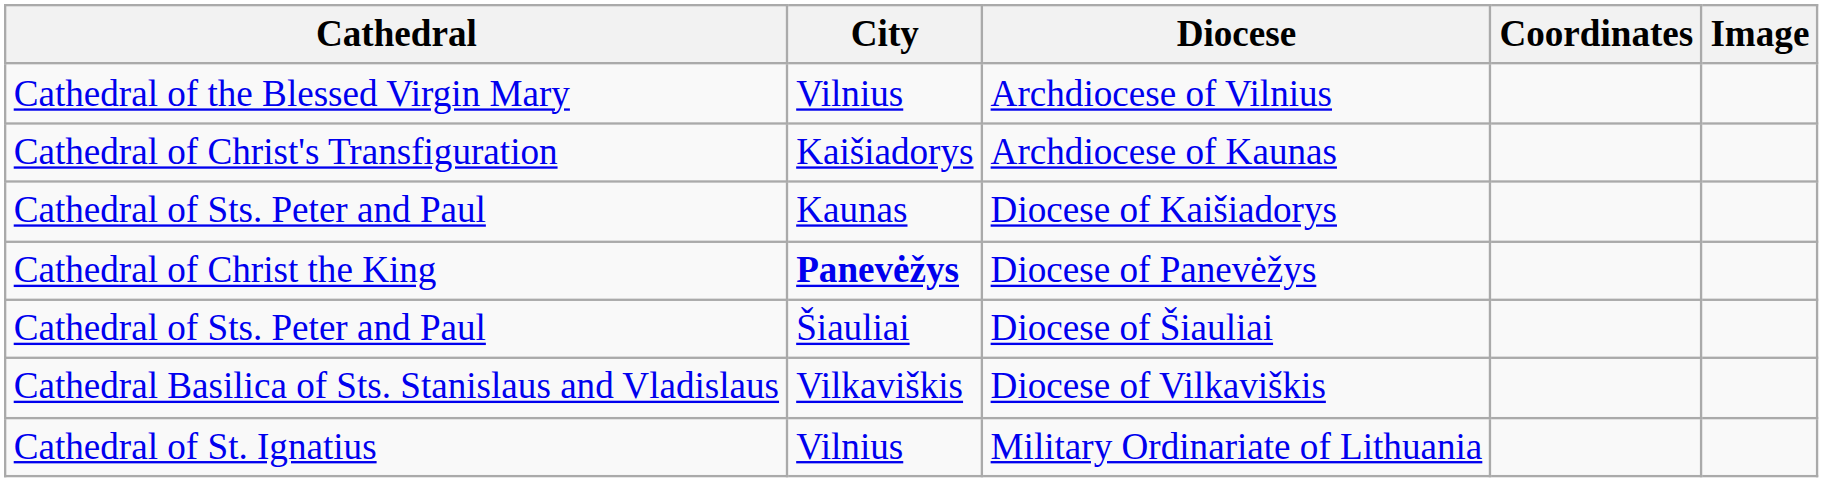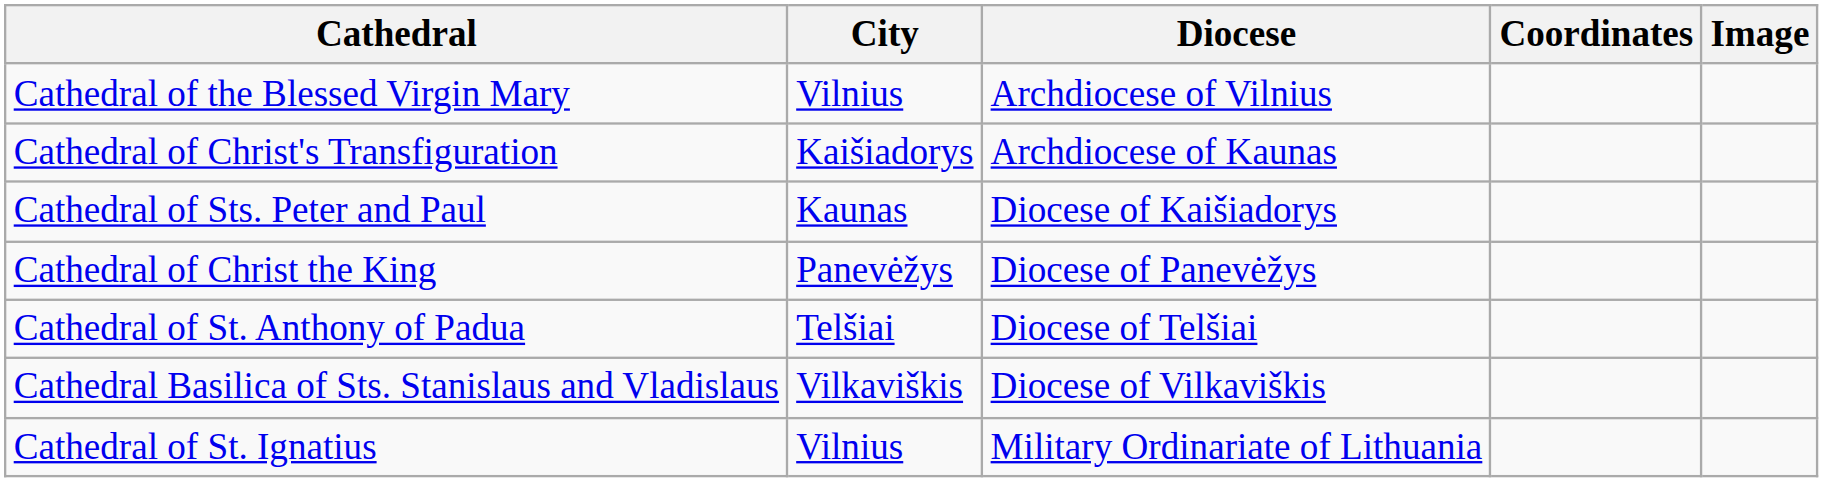(878, 269) bold -> (875, 269) normal
- row: (1132, 328)
+ row: (1124, 328)
